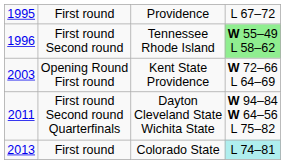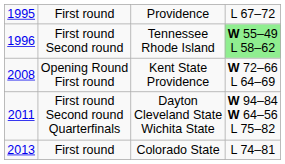(21, 75) 2003 -> (21, 75) 2008
(253, 149) paleturquoise background -> (253, 149) no background
